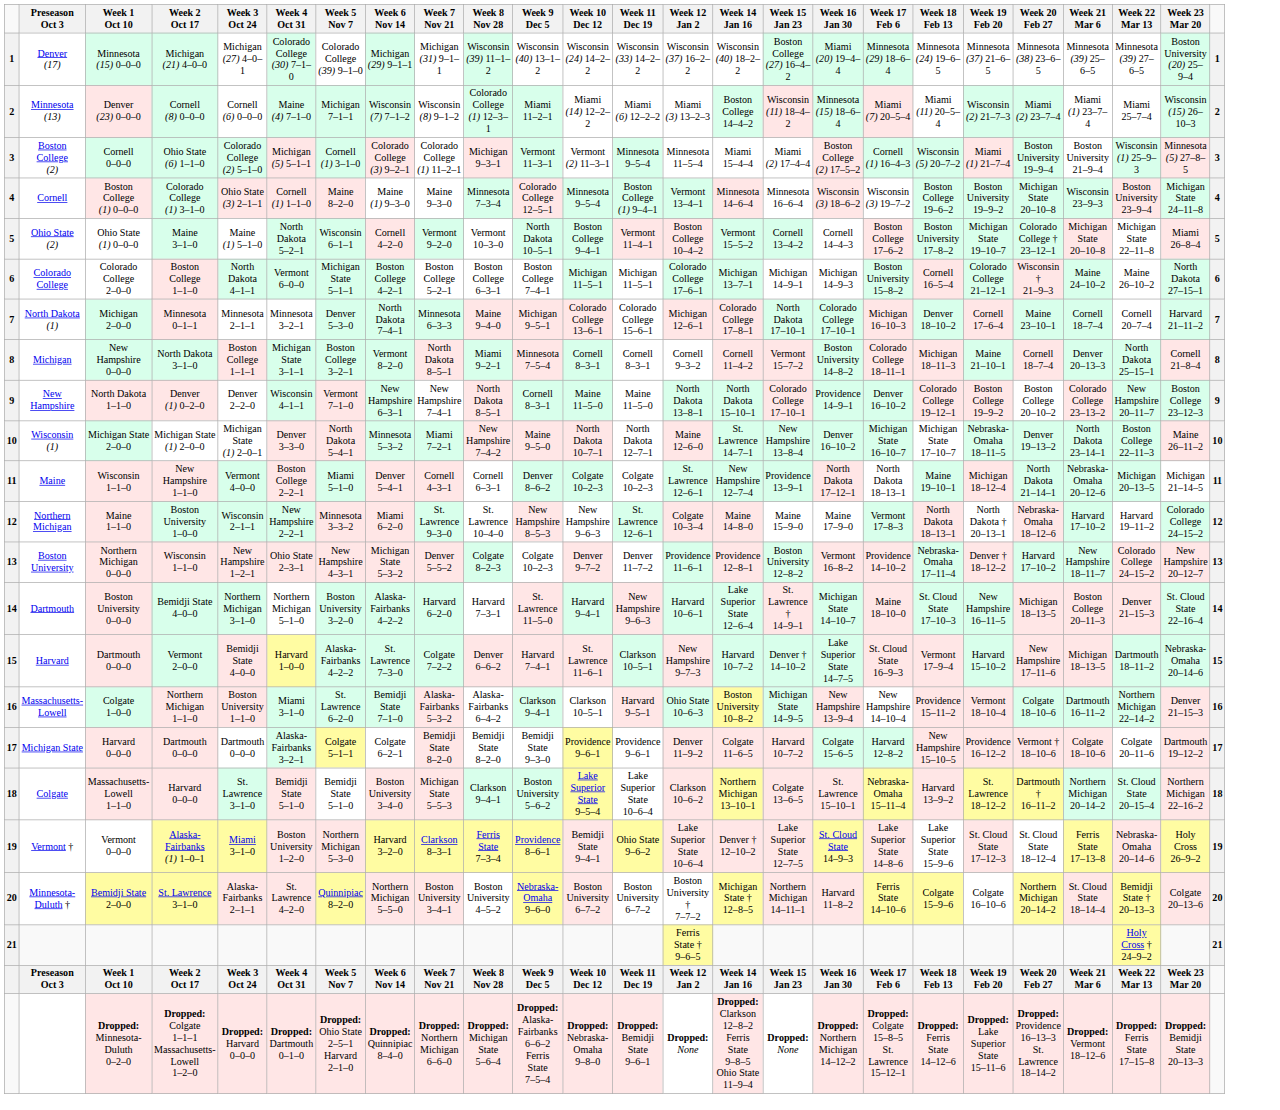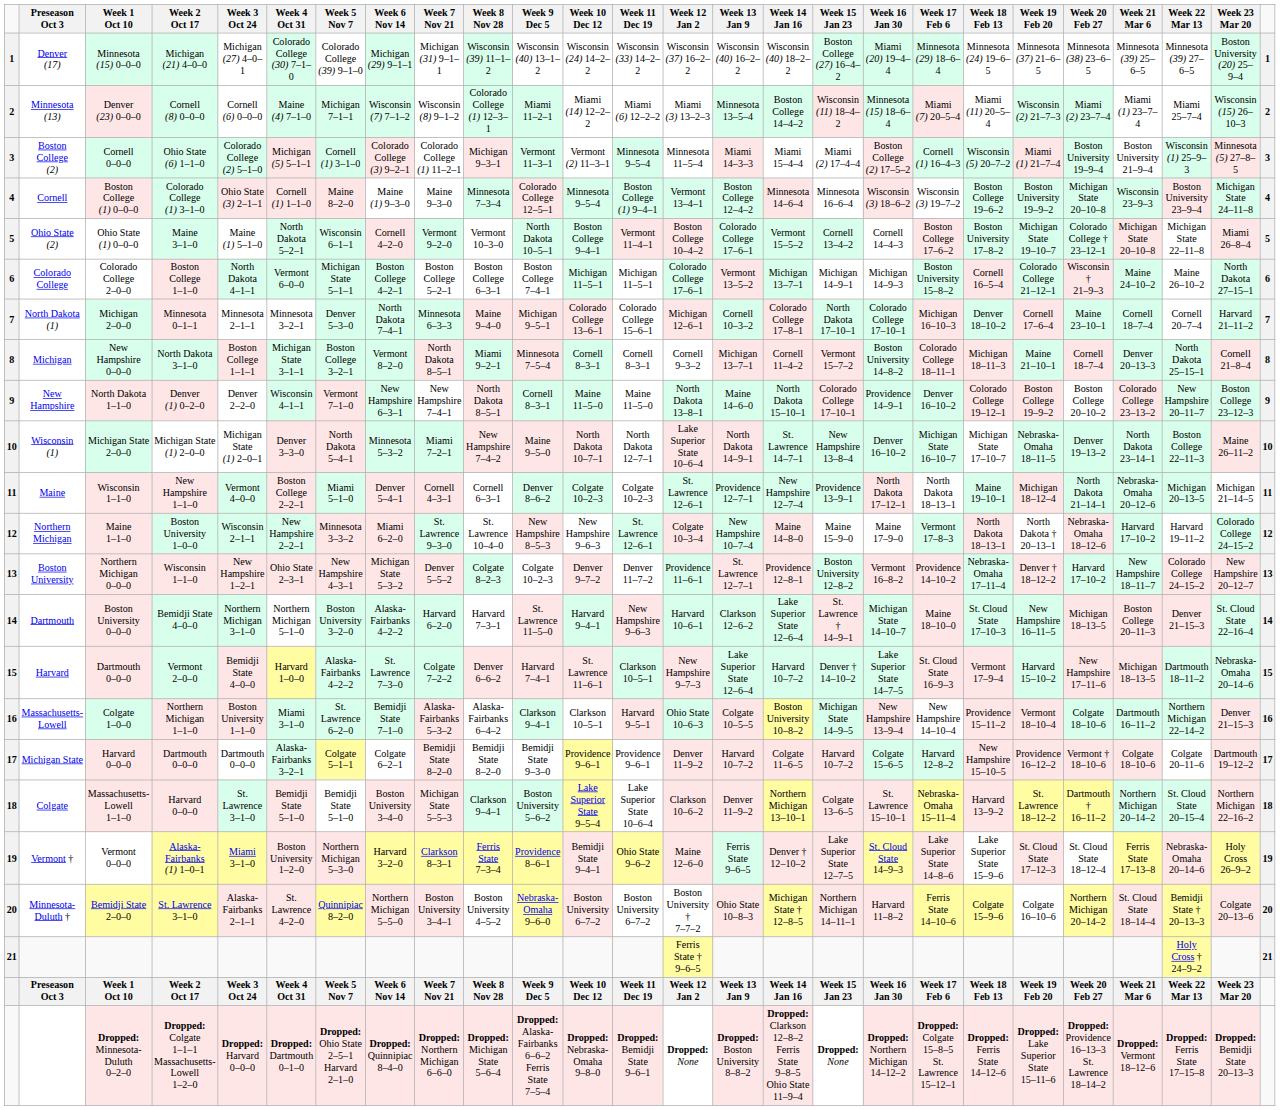+ column: (738, 19)
(688, 441) Maine 12–6–0 -> (688, 447) Lake Superior State 10–6–4
(688, 846) Lake Superior State 10–6–4 -> (688, 858) Maine 12–6–0
